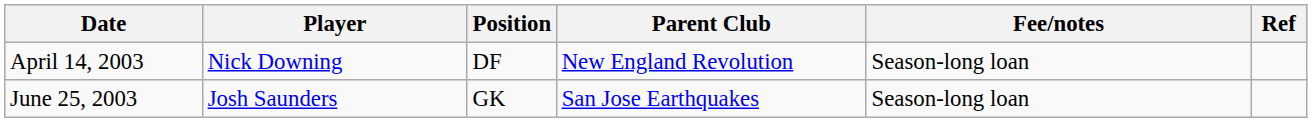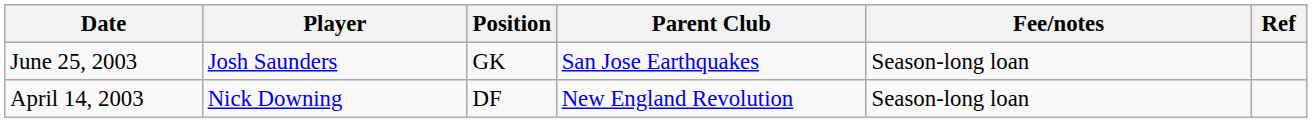rows swapped: (77, 61) <-> (74, 98)
